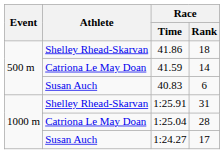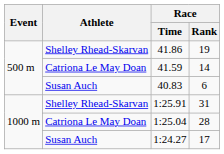(204, 50) 18 -> (204, 50) 19
